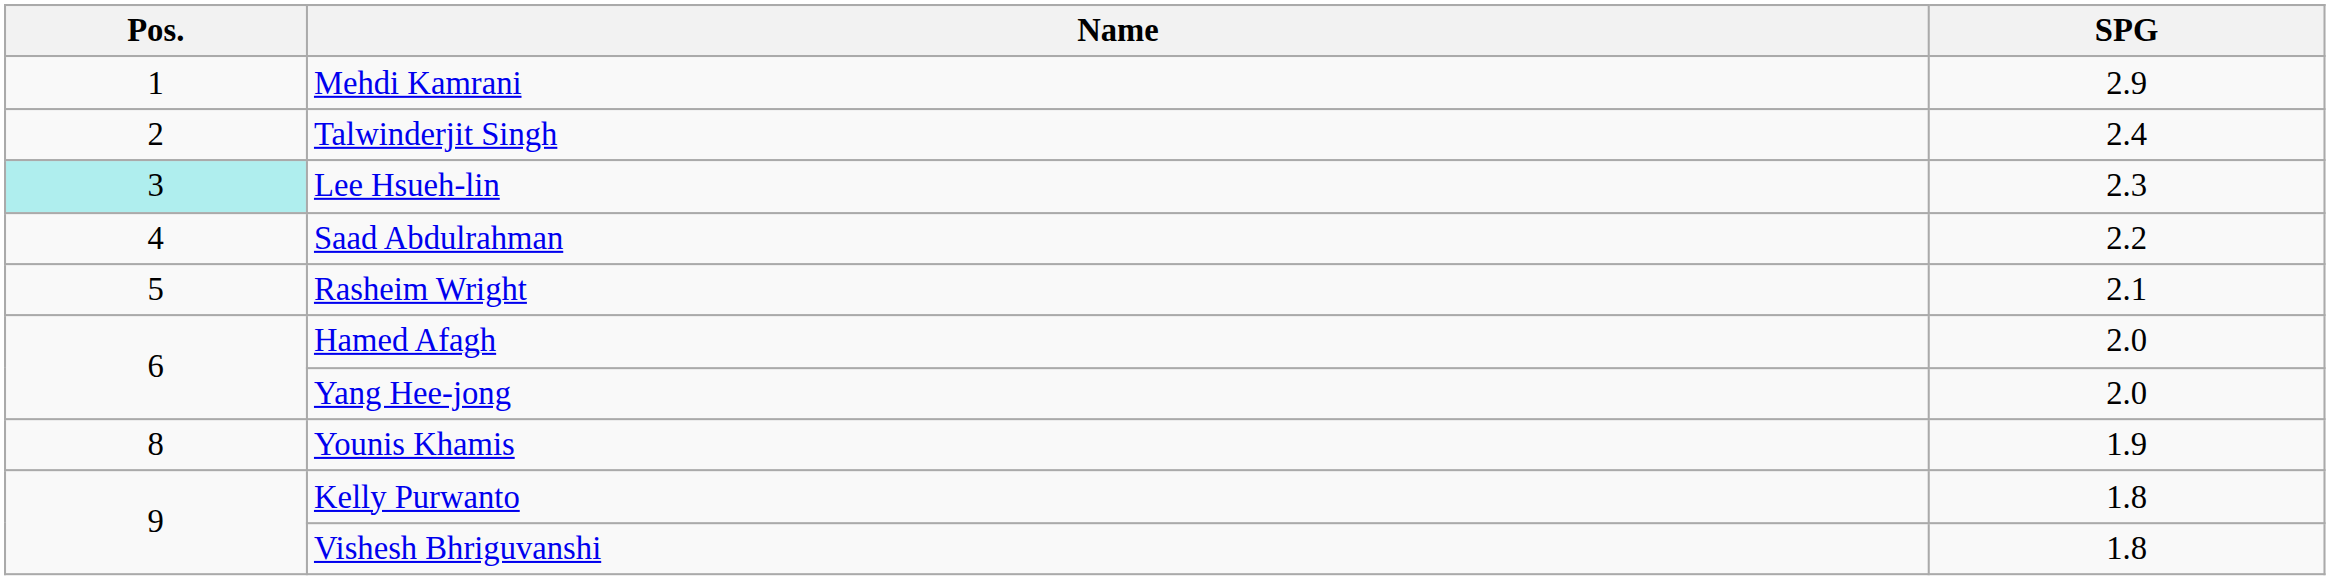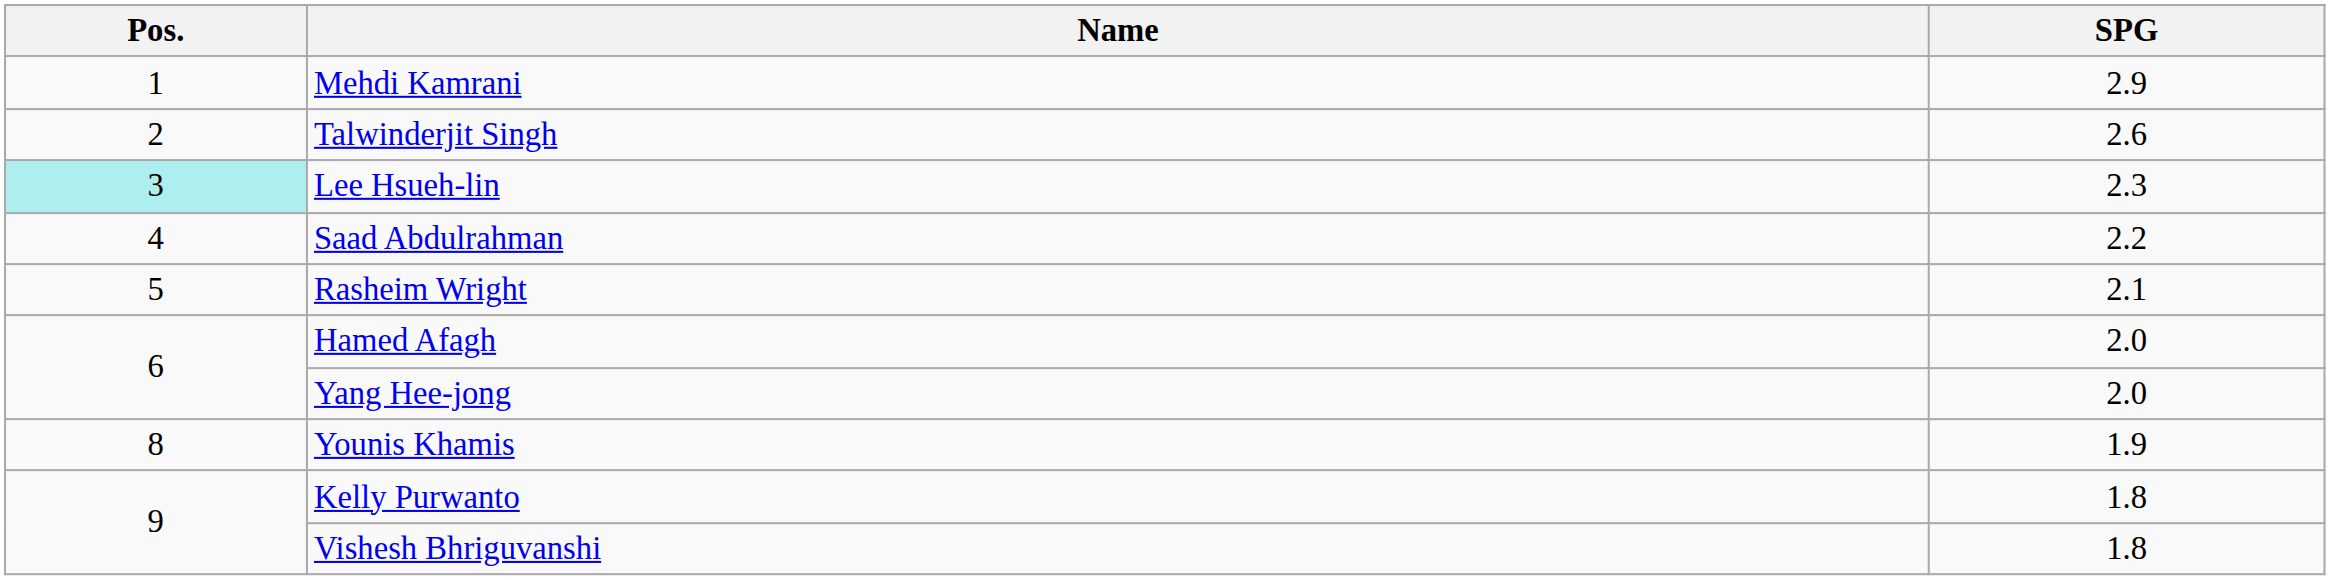(2127, 133) 2.4 -> (2127, 133) 2.6
